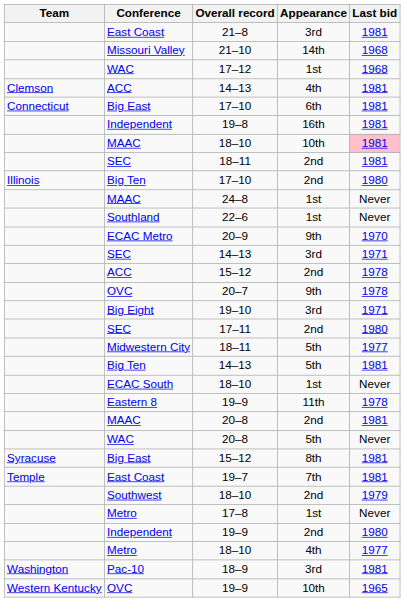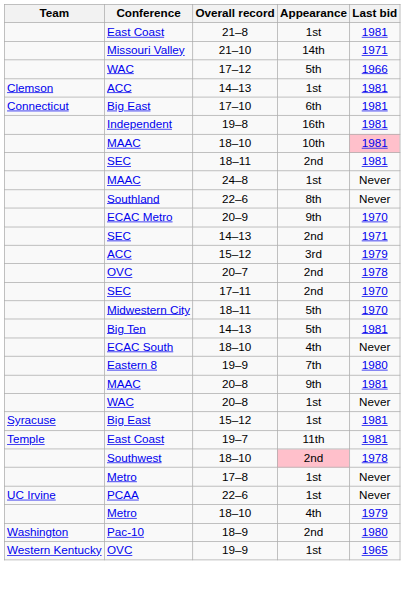(313, 32) 3rd -> (313, 32) 1st
(375, 50) 1968 -> (375, 50) 1971
(313, 69) 1st -> (313, 69) 5th
(375, 69) 1968 -> (375, 69) 1966
(313, 87) 4th -> (313, 87) 1st
- row: (126, 180)
(313, 217) 1st -> (313, 198) 8th
(313, 254) 3rd -> (313, 236) 2nd
(313, 273) 2nd -> (313, 254) 3rd
(375, 273) 1978 -> (375, 254) 1979
(313, 291) 9th -> (313, 273) 2nd
- row: (130, 310)
(375, 328) 1980 -> (375, 291) 1970
(375, 347) 1977 -> (375, 310) 1970
(313, 384) 1st -> (313, 347) 4th
(313, 402) 11th -> (313, 365) 7th
(375, 402) 1978 -> (375, 365) 1980
(313, 421) 2nd -> (313, 384) 9th
(313, 439) 5th -> (313, 402) 1st
(313, 458) 8th -> (313, 421) 1st
(313, 476) 7th -> (313, 439) 11th
(313, 495) no background -> (313, 458) pink background
(375, 495) 1979 -> (375, 458) 1978
+ row: (123, 495)
- row: (139, 532)
(375, 550) 1977 -> (375, 513) 1979
(313, 569) 3rd -> (313, 532) 2nd
(375, 569) 1981 -> (375, 532) 1980
(313, 587) 10th -> (313, 550) 1st
